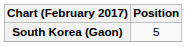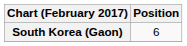(156, 32) 5 -> (156, 32) 6
